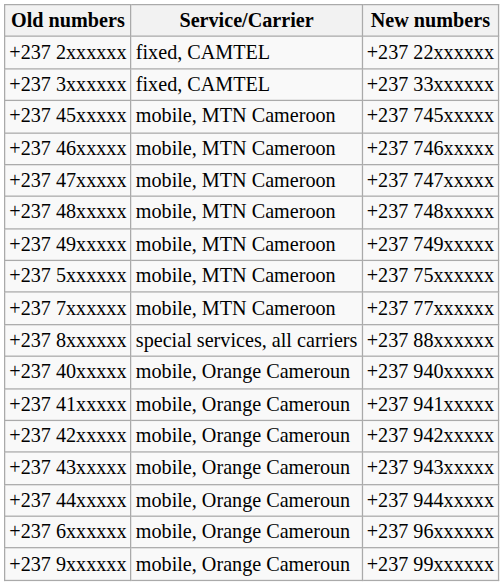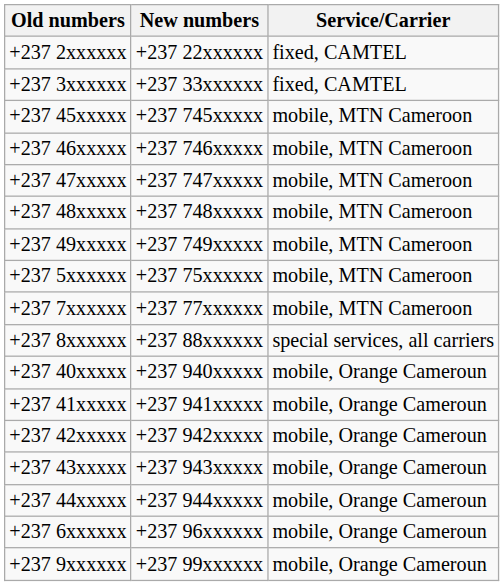columns swapped: (430, 20) <-> (247, 20)
